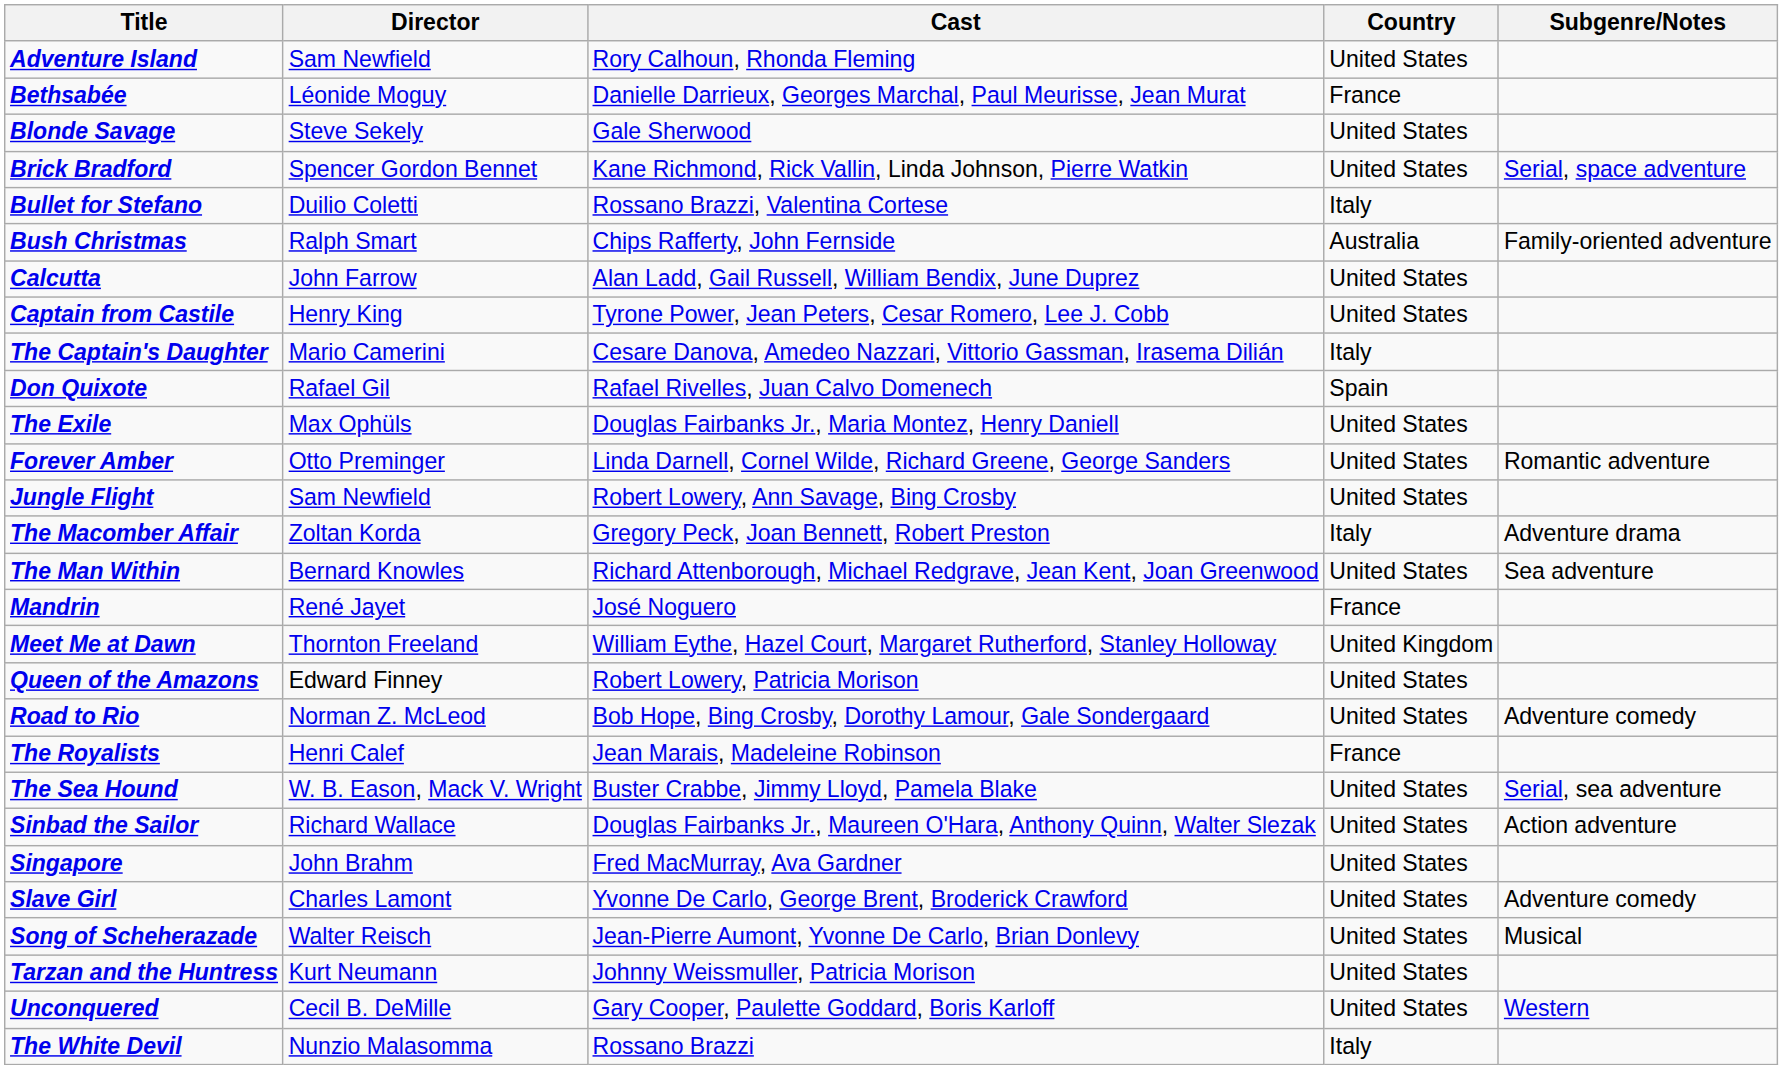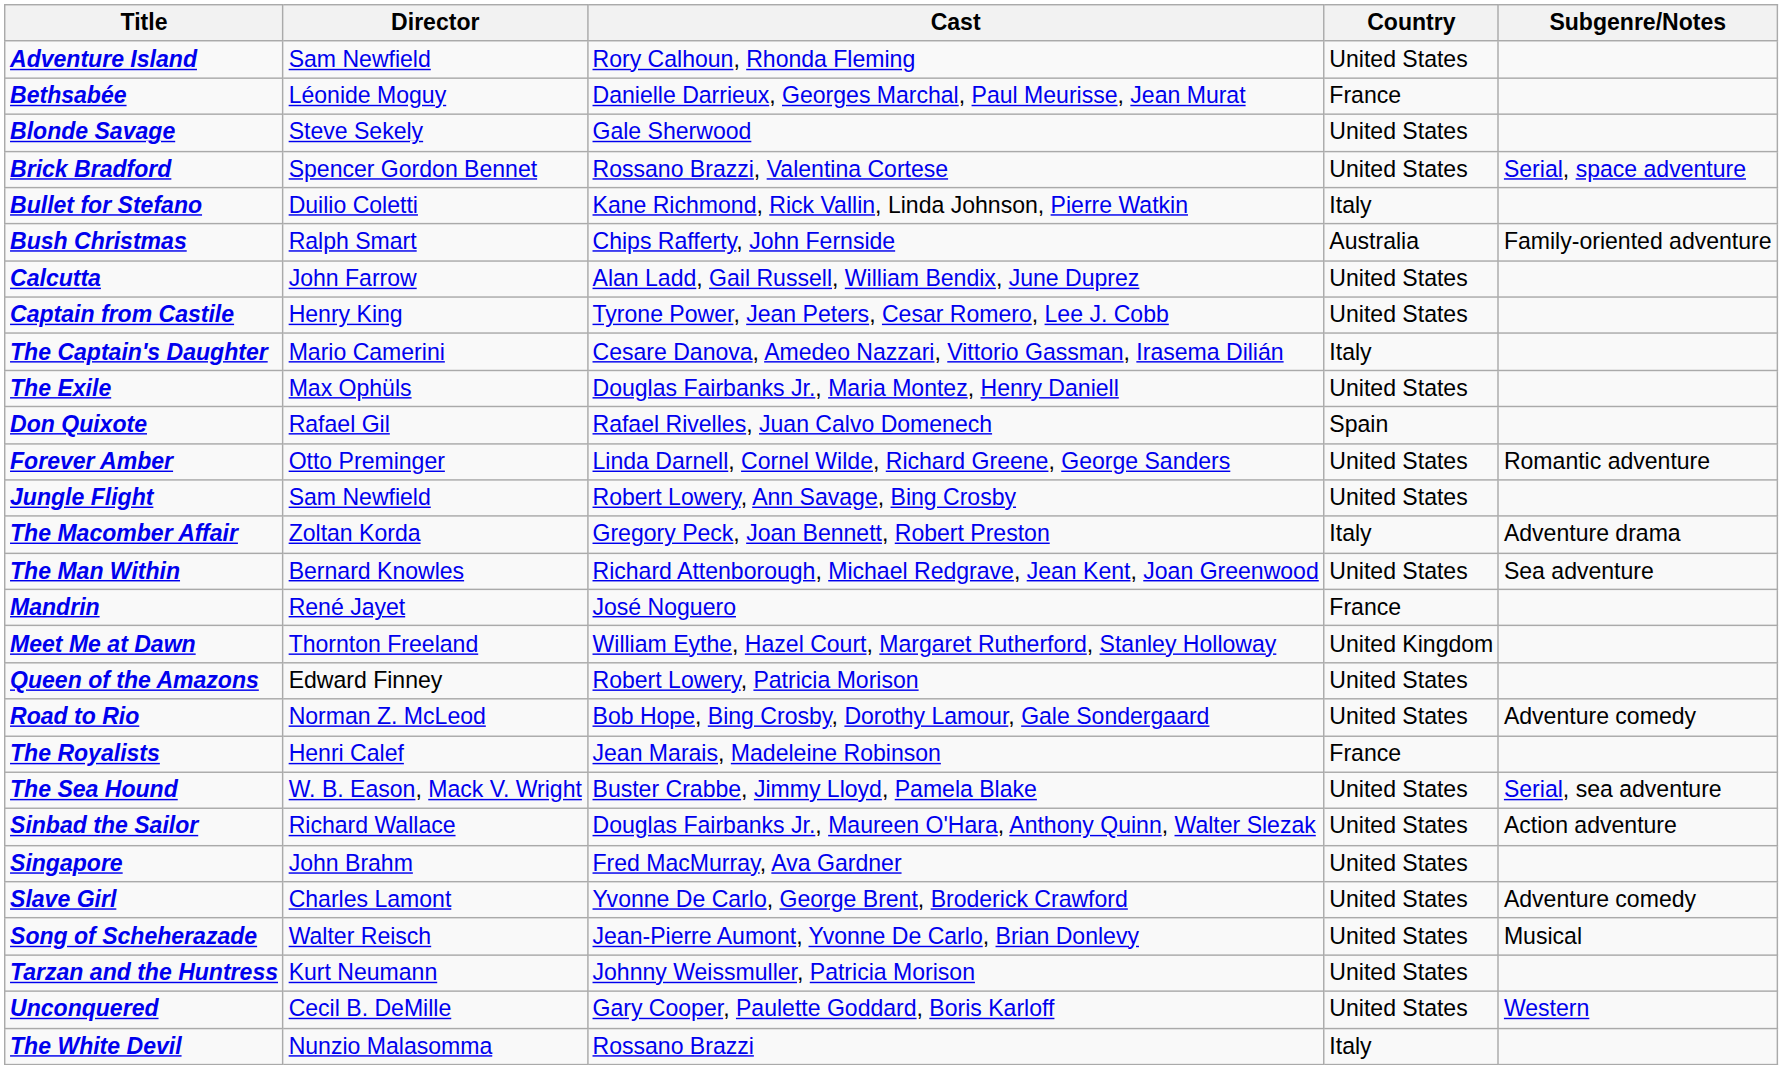(890, 168) Kane Richmond, Rick Vallin, Linda Johnson, Pierre Watkin -> (770, 168) Rossano Brazzi, Valentina Cortese
(770, 205) Rossano Brazzi, Valentina Cortese -> (890, 205) Kane Richmond, Rick Vallin, Linda Johnson, Pierre Watkin
rows swapped: (79, 388) <-> (61, 424)
